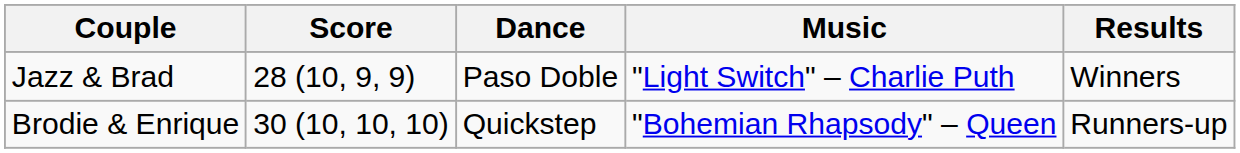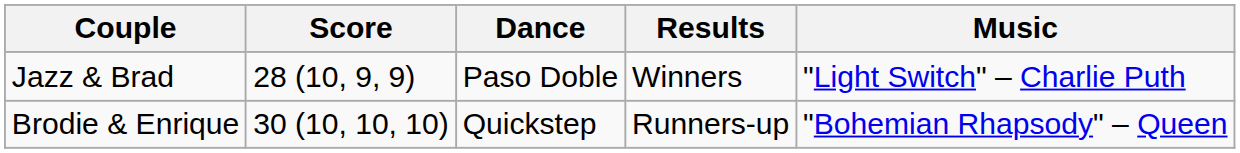columns swapped: (844, 28) <-> (1149, 28)
